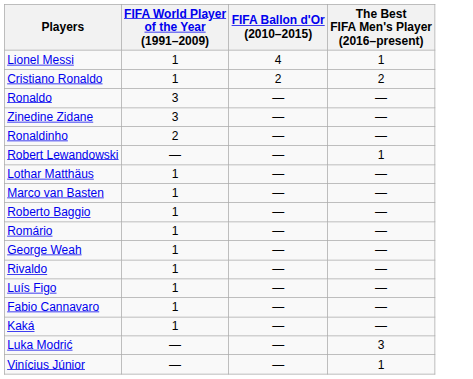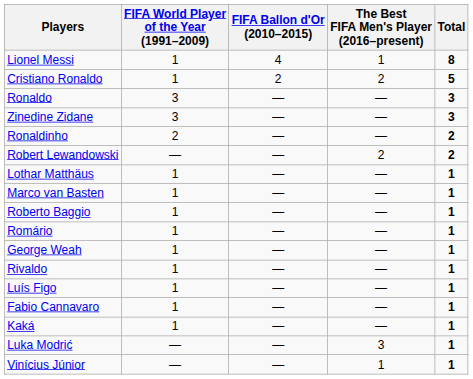+ column: (451, 27)
(381, 155) 1 -> (381, 155) 2
